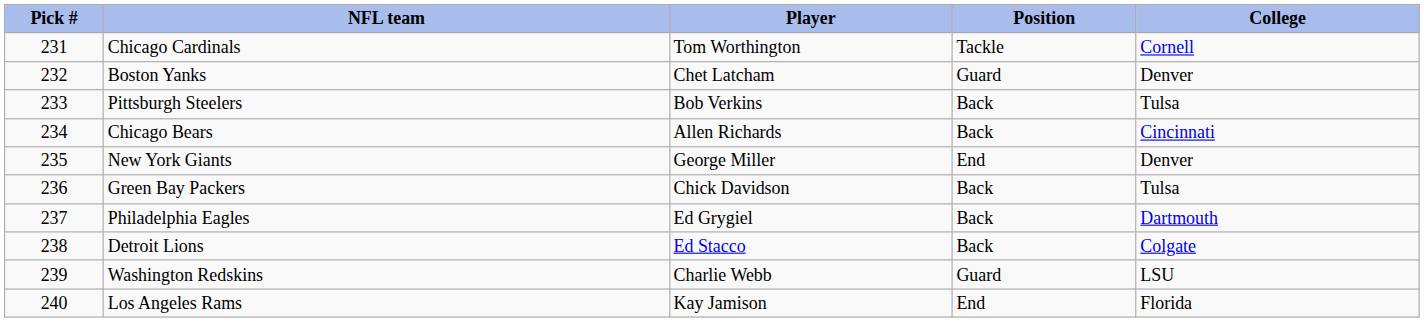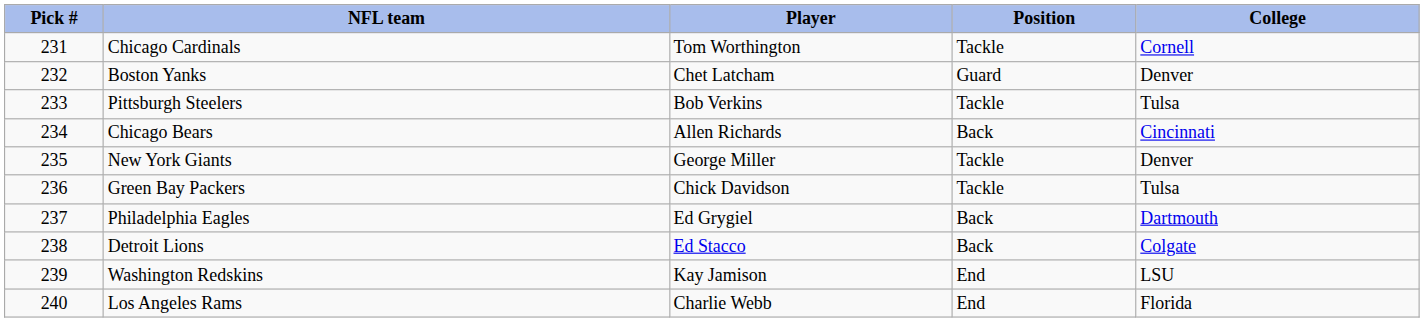(975, 103) Back -> (980, 103) Tackle
(971, 160) End -> (980, 160) Tackle
(975, 189) Back -> (980, 189) Tackle
(723, 274) Charlie Webb -> (720, 274) Kay Jamison
(979, 274) Guard -> (971, 274) End
(720, 302) Kay Jamison -> (723, 302) Charlie Webb
